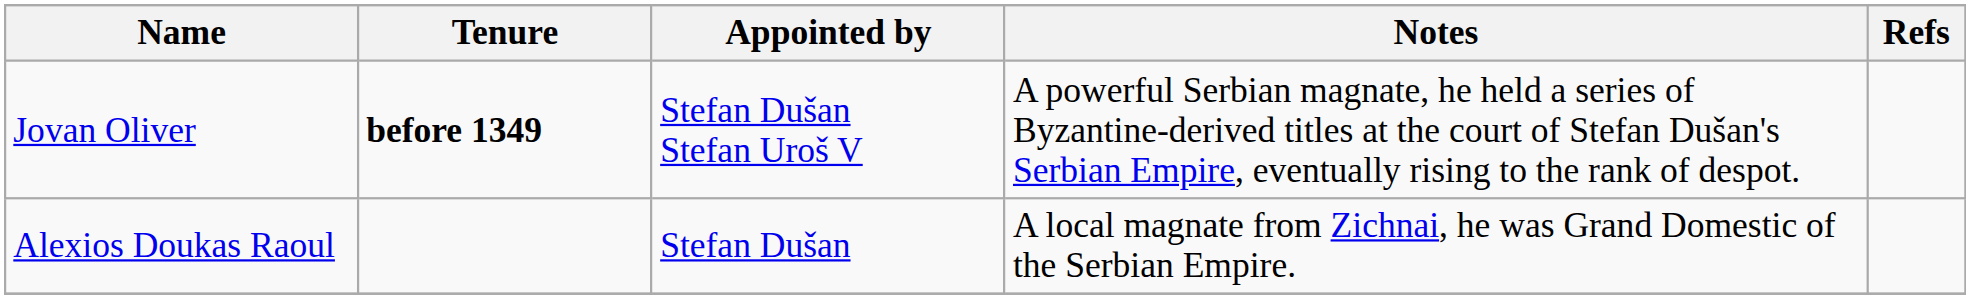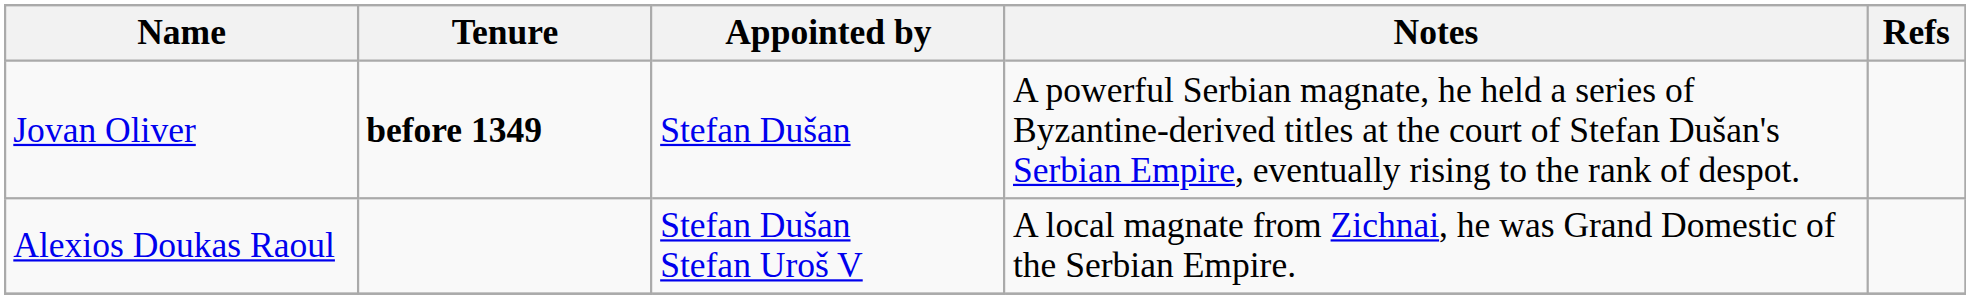(761, 128) Stefan Dušan Stefan Uroš V -> (755, 128) Stefan Dušan
(755, 245) Stefan Dušan -> (761, 245) Stefan Dušan Stefan Uroš V
